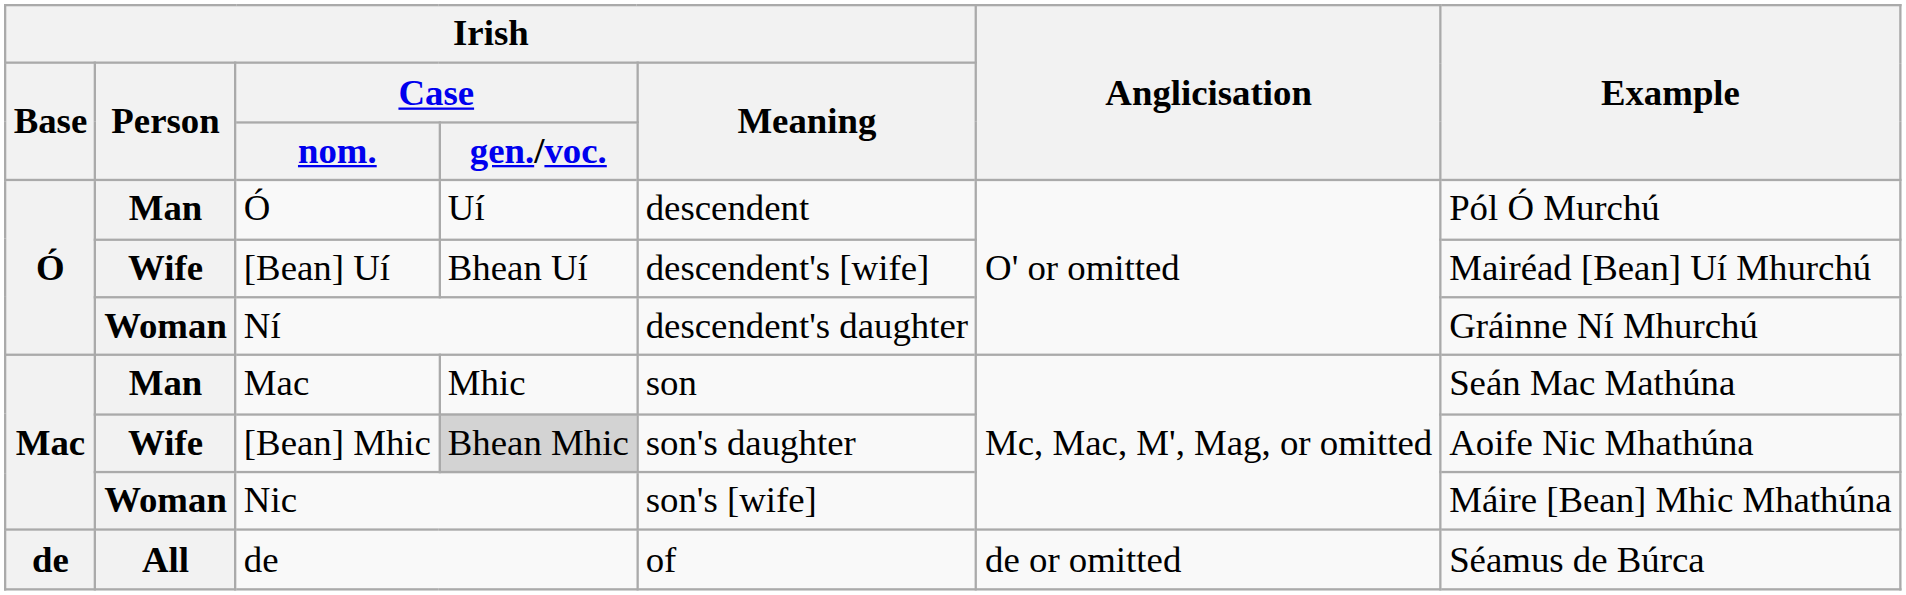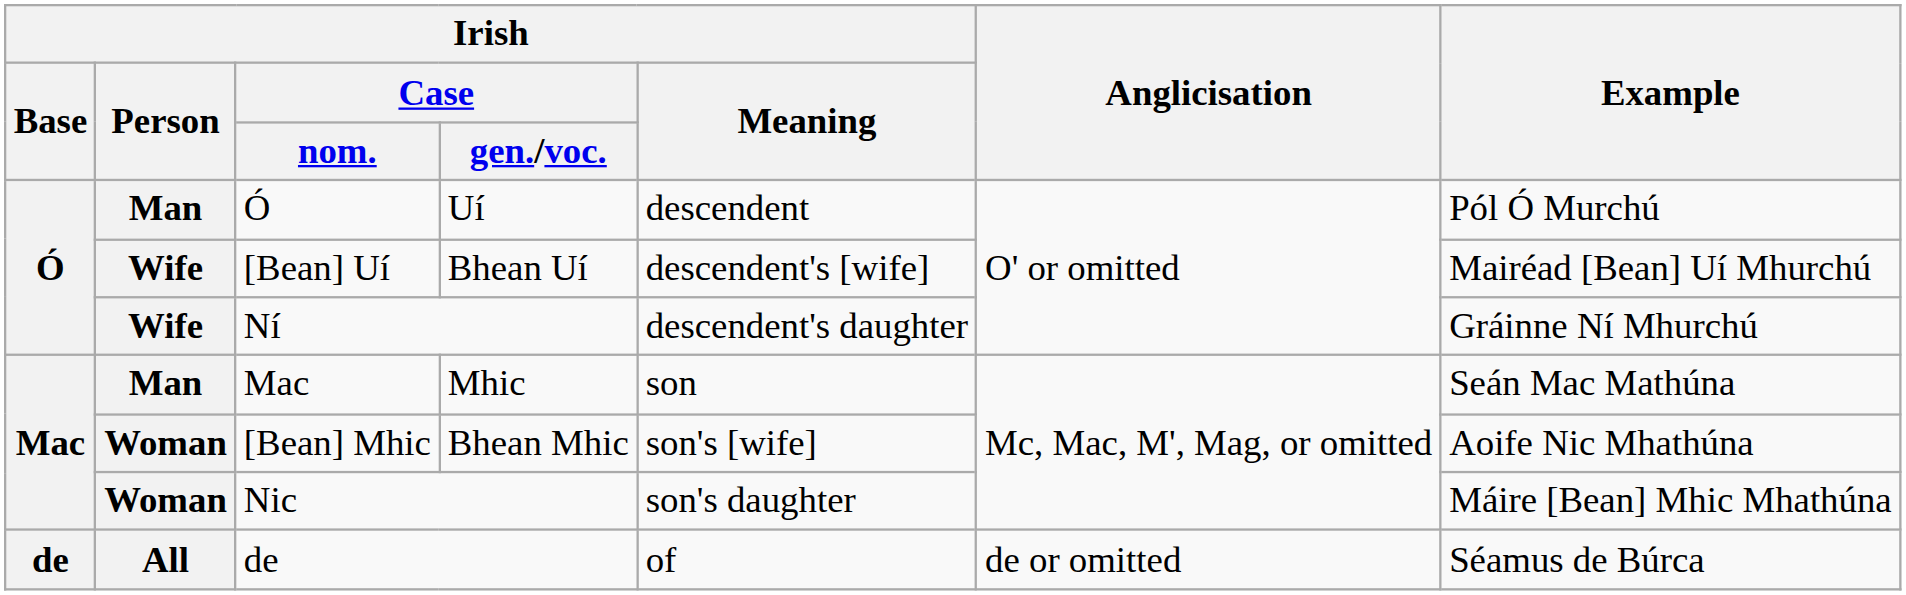(166, 325) Woman -> (166, 325) Wife
(166, 442) Wife -> (166, 442) Woman
(538, 442) lightgrey background -> (538, 442) no background
(751, 442) son's daughter -> (731, 442) son's [wife]
(731, 500) son's [wife] -> (751, 500) son's daughter
